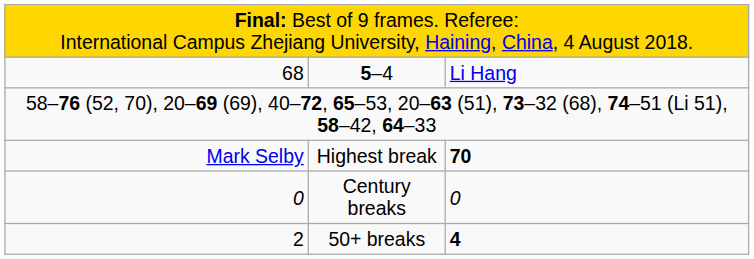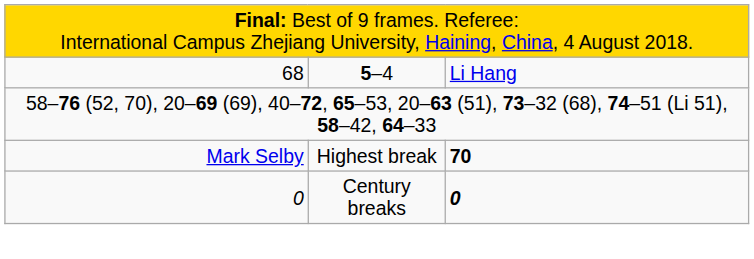(455, 198) normal -> (455, 198) bold
- row: (377, 240)
